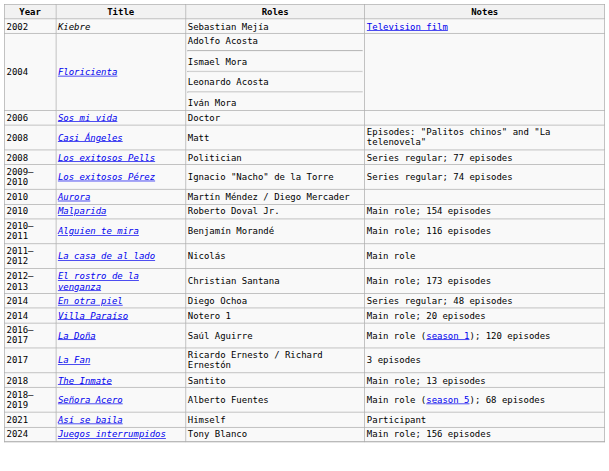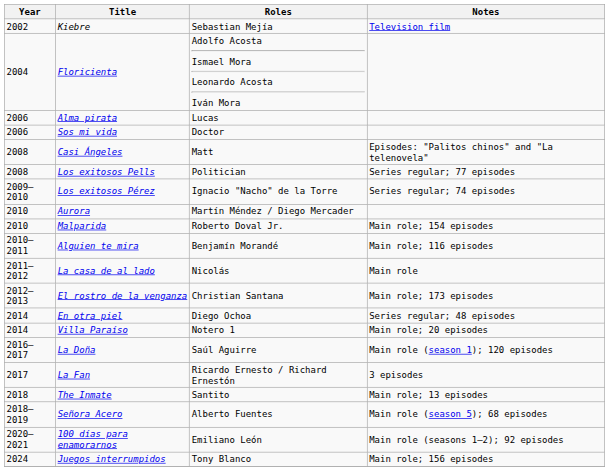+ row: (87, 118)
+ row: (93, 439)
- row: (90, 420)
